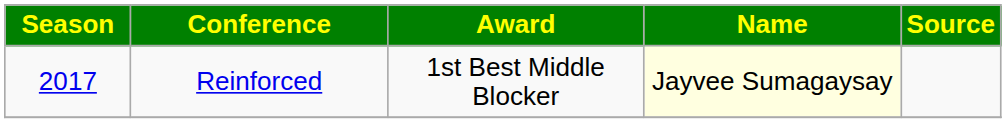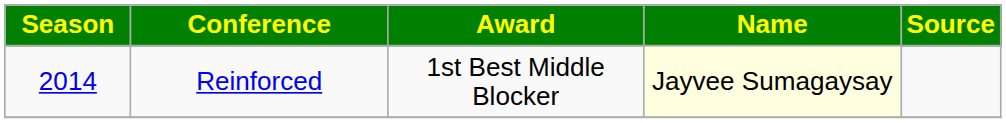(68, 81) 2017 -> (68, 81) 2014
